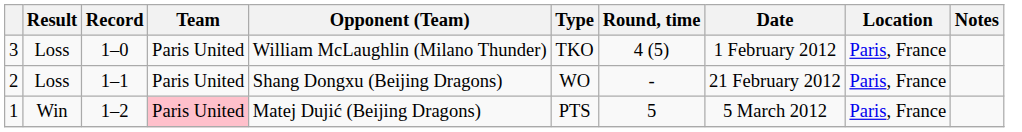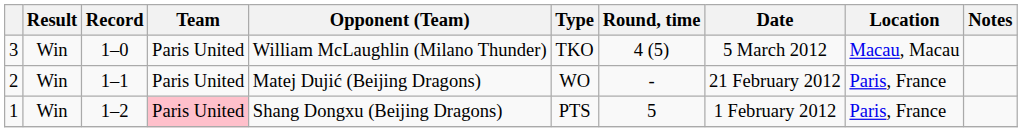(52, 50) Loss -> (52, 50) Win
(775, 50) 1 February 2012 -> (775, 50) 5 March 2012
(898, 50) Paris, France -> (904, 50) Macau, Macau
(52, 81) Loss -> (52, 81) Win
(378, 81) Shang Dongxu (Beijing Dragons) -> (367, 81) Matej Dujić (Beijing Dragons)
(367, 111) Matej Dujić (Beijing Dragons) -> (378, 111) Shang Dongxu (Beijing Dragons)
(775, 111) 5 March 2012 -> (775, 111) 1 February 2012
